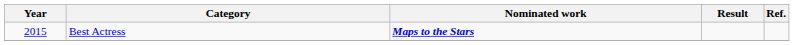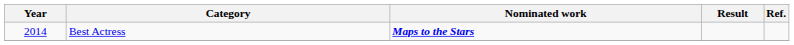(35, 31) 2015 -> (35, 31) 2014
